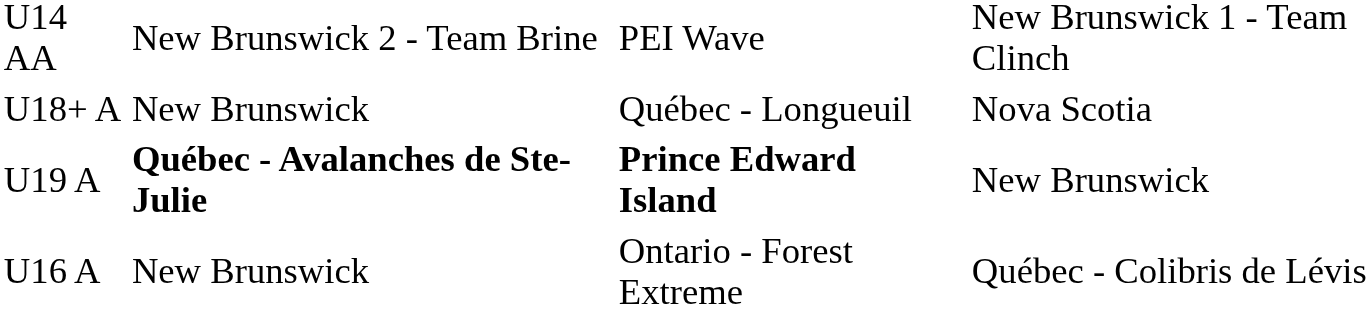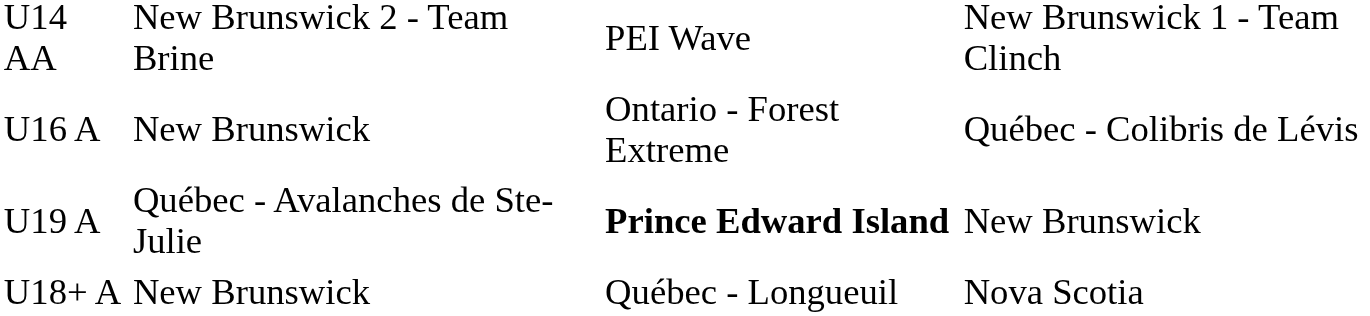rows swapped: (52, 271) <-> (63, 108)
(351, 179) bold -> (343, 220) normal
